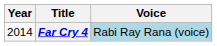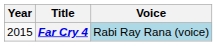(20, 31) 2014 -> (20, 31) 2015
